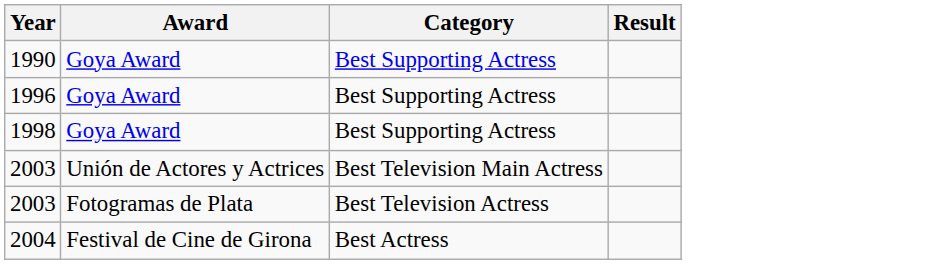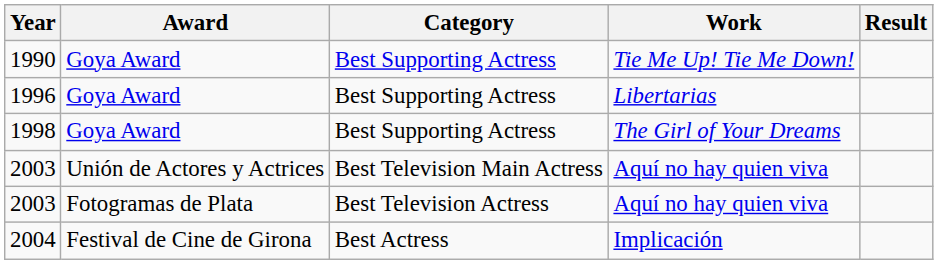+ column: (734, 22)
